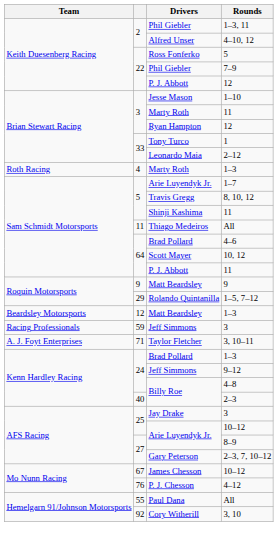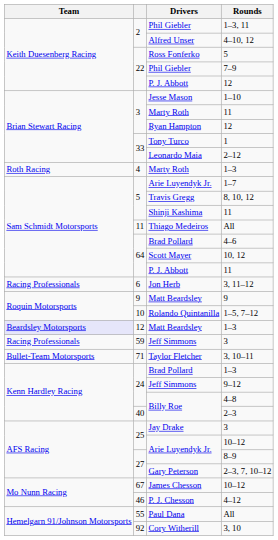+ row: (164, 284)
(140, 298) 29 -> (140, 312) 10
(46, 312) no background -> (46, 327) lavender background
(44, 341) A. J. Foyt Enterprises -> (50, 355) Bullet-Team Motorsports
(140, 485) 76 -> (140, 499) 46
